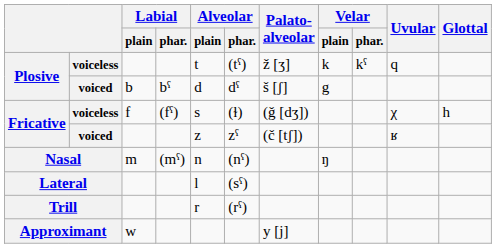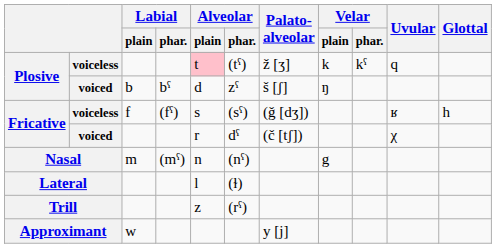(196, 64) no background -> (196, 64) pink background
(234, 87) dˤ -> (233, 87) zˤ
(325, 87) g -> (325, 87) ŋ
(235, 111) (ɫ) -> (238, 111) (sˤ)
(394, 111) χ -> (394, 111) ʁ
(197, 135) z -> (197, 135) r
(233, 135) zˤ -> (234, 135) dˤ
(394, 135) ʁ -> (394, 135) χ
(325, 159) ŋ -> (325, 159) g
(238, 183) (sˤ) -> (235, 183) (ɫ)
(197, 207) r -> (197, 207) z
